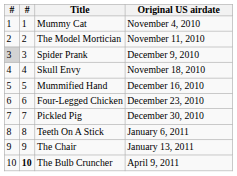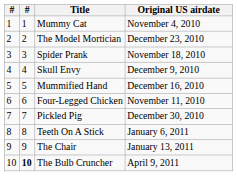(166, 39) November 11, 2010 -> (166, 39) December 23, 2010
(9, 54) lightgrey background -> (9, 54) no background
(163, 54) December 9, 2010 -> (166, 54) November 18, 2010
(166, 70) November 18, 2010 -> (163, 70) December 9, 2010
(166, 101) December 23, 2010 -> (166, 101) November 11, 2010
